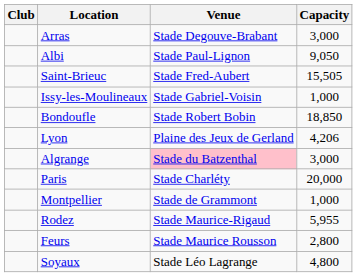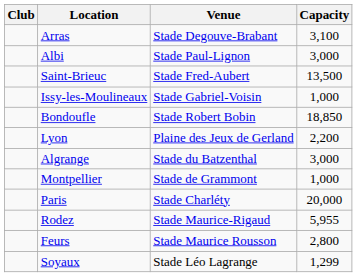(324, 35) 3,000 -> (324, 35) 3,100
(324, 55) 9,050 -> (324, 55) 3,000
(324, 76) 15,505 -> (324, 76) 13,500
(324, 138) 4,206 -> (324, 138) 2,200
(205, 158) pink background -> (205, 158) no background
rows swapped: (71, 199) <-> (54, 179)
(324, 261) 4,800 -> (324, 261) 1,299
